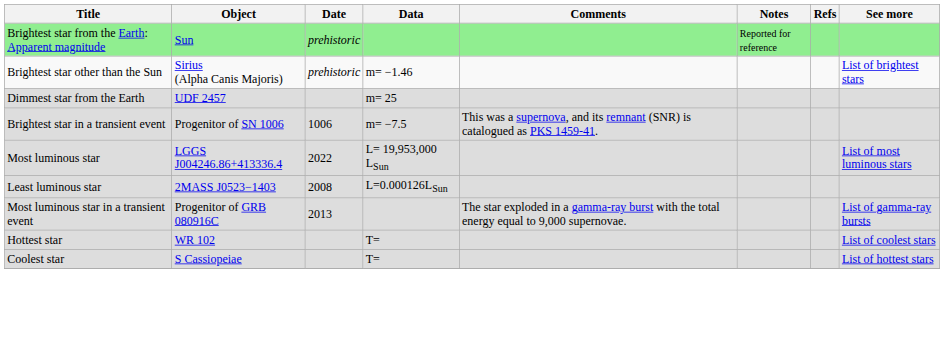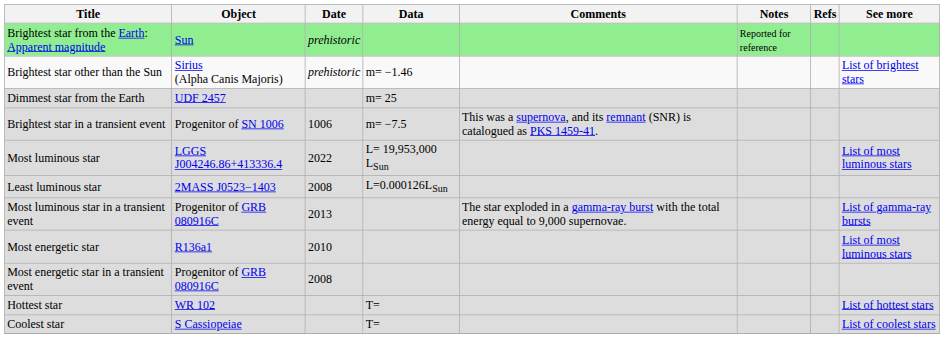+ row: (53, 246)
+ row: (86, 279)
(889, 240) List of coolest stars -> (888, 305) List of hottest stars
(888, 259) List of hottest stars -> (889, 324) List of coolest stars
